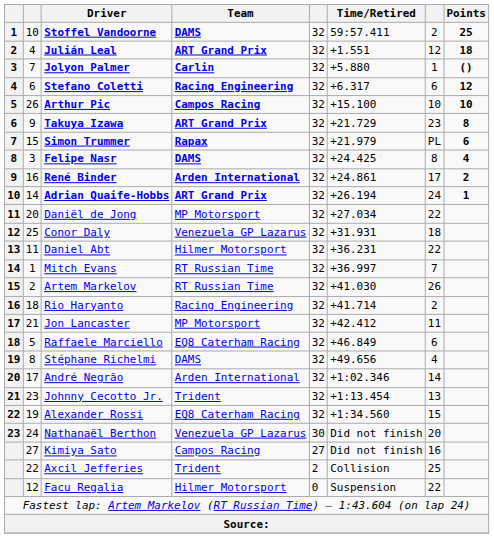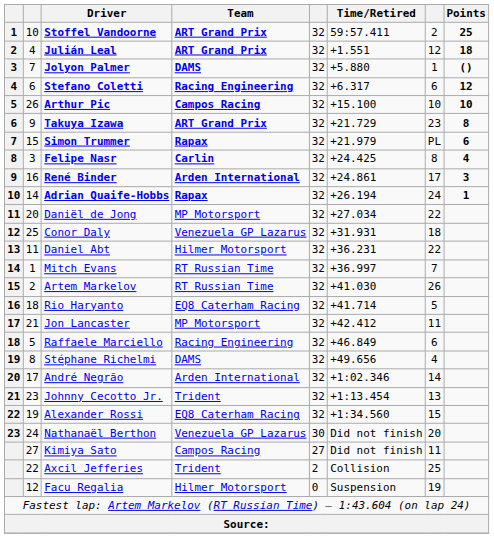(188, 32) DAMS -> (221, 32) ART Grand Prix
(194, 68) Carlin -> (188, 68) DAMS
(188, 159) DAMS -> (194, 159) Carlin
(466, 178) 2 -> (466, 178) 3
(221, 196) ART Grand Prix -> (191, 196) Rapax
(234, 305) Racing Engineering -> (237, 305) EQ8 Caterham Racing
(434, 305) 2 -> (434, 305) 5
(237, 342) EQ8 Caterham Racing -> (234, 342) Racing Engineering
(434, 451) 16 -> (434, 451) 11
(434, 487) 22 -> (434, 487) 19
